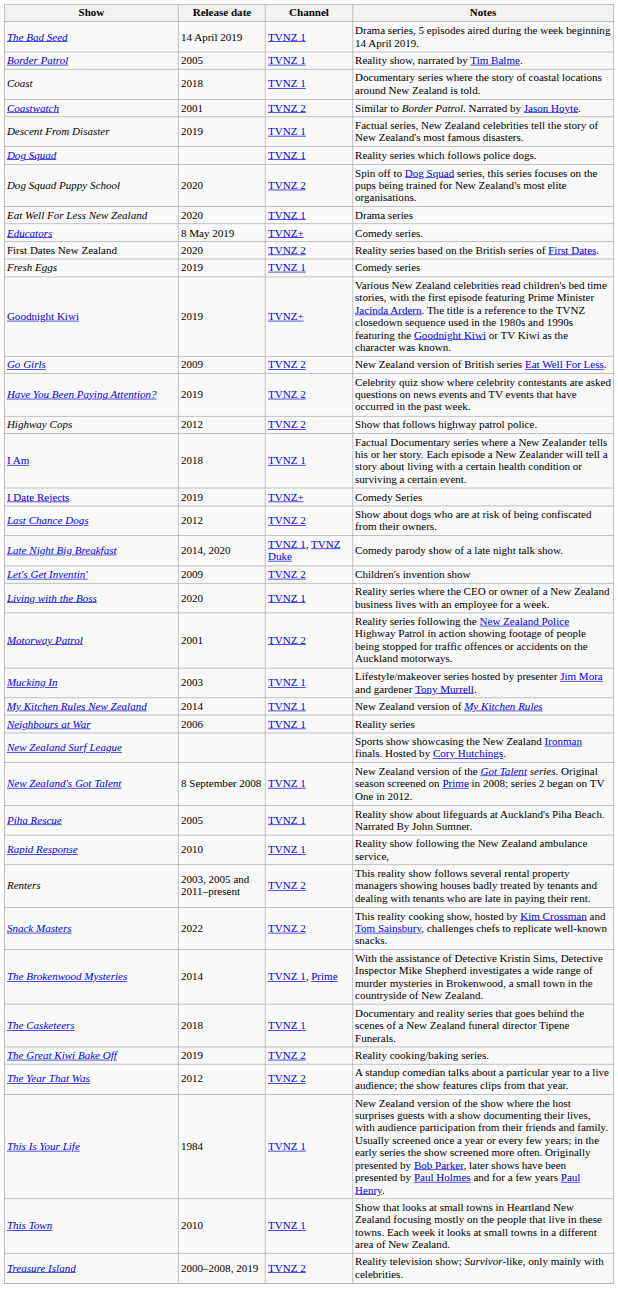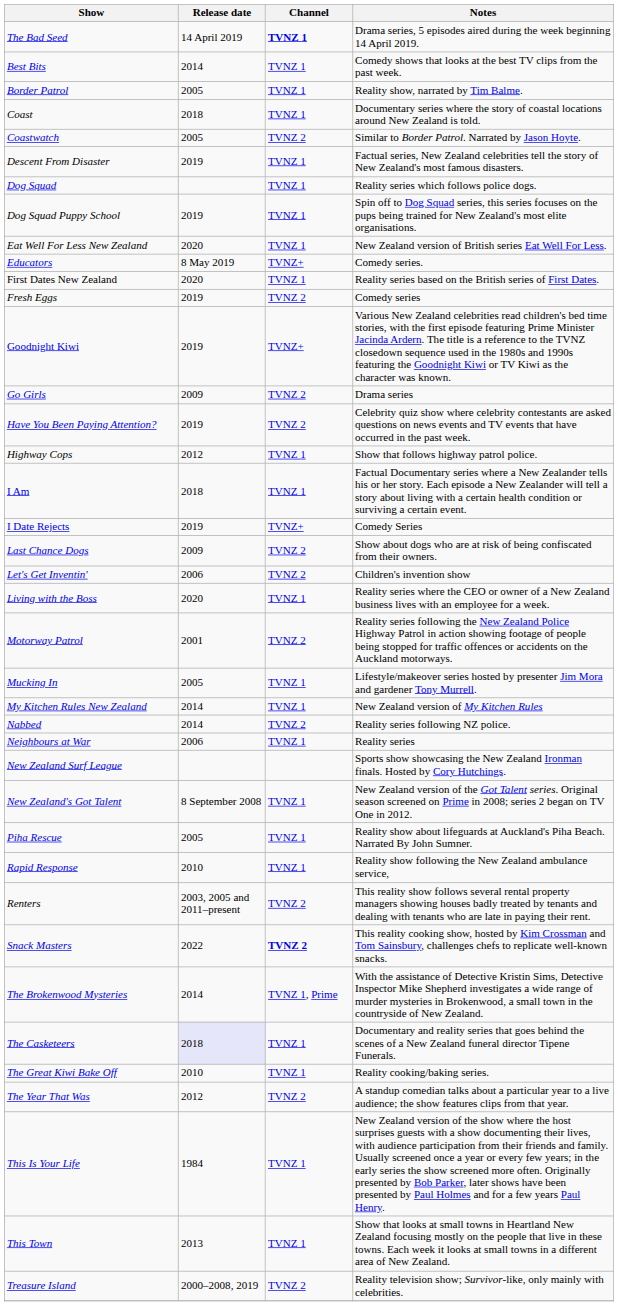(287, 36) normal -> (287, 36) bold
+ row: (26, 66)
(192, 108) 2001 -> (192, 138) 2005
(192, 185) 2020 -> (192, 215) 2019
(287, 185) TVNZ 2 -> (287, 215) TVNZ 1
(384, 215) Drama series -> (481, 245) New Zealand version of British series Eat Well For Less.
(287, 250) TVNZ 2 -> (287, 280) TVNZ 1
(287, 267) TVNZ 1 -> (287, 297) TVNZ 2
(481, 365) New Zealand version of British series Eat Well For Less. -> (384, 394) Drama series
(287, 424) TVNZ 2 -> (287, 454) TVNZ 1
(192, 520) 2012 -> (192, 550) 2009
- row: (62, 550)
(192, 574) 2009 -> (192, 574) 2006
(192, 682) 2003 -> (192, 682) 2005
+ row: (24, 724)
(287, 928) normal -> (287, 946) bold
(192, 1025) no background -> (192, 1043) lavender background
(192, 1055) 2019 -> (192, 1073) 2010
(287, 1055) TVNZ 2 -> (287, 1073) TVNZ 1
(192, 1226) 2010 -> (192, 1243) 2013
